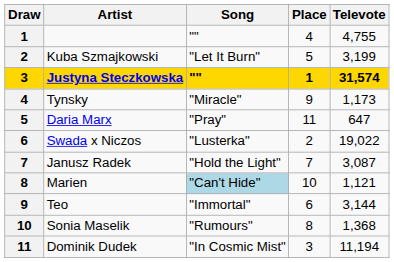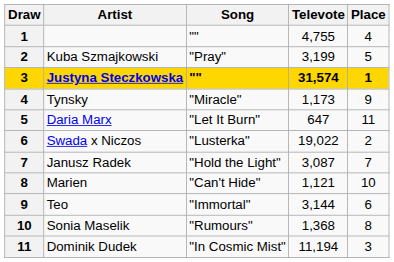columns swapped: (359, 15) <-> (309, 15)
(225, 57) "Let It Burn" -> (208, 57) "Pray"
(208, 120) "Pray" -> (225, 120) "Let It Burn"
(225, 183) lightblue background -> (225, 183) no background
